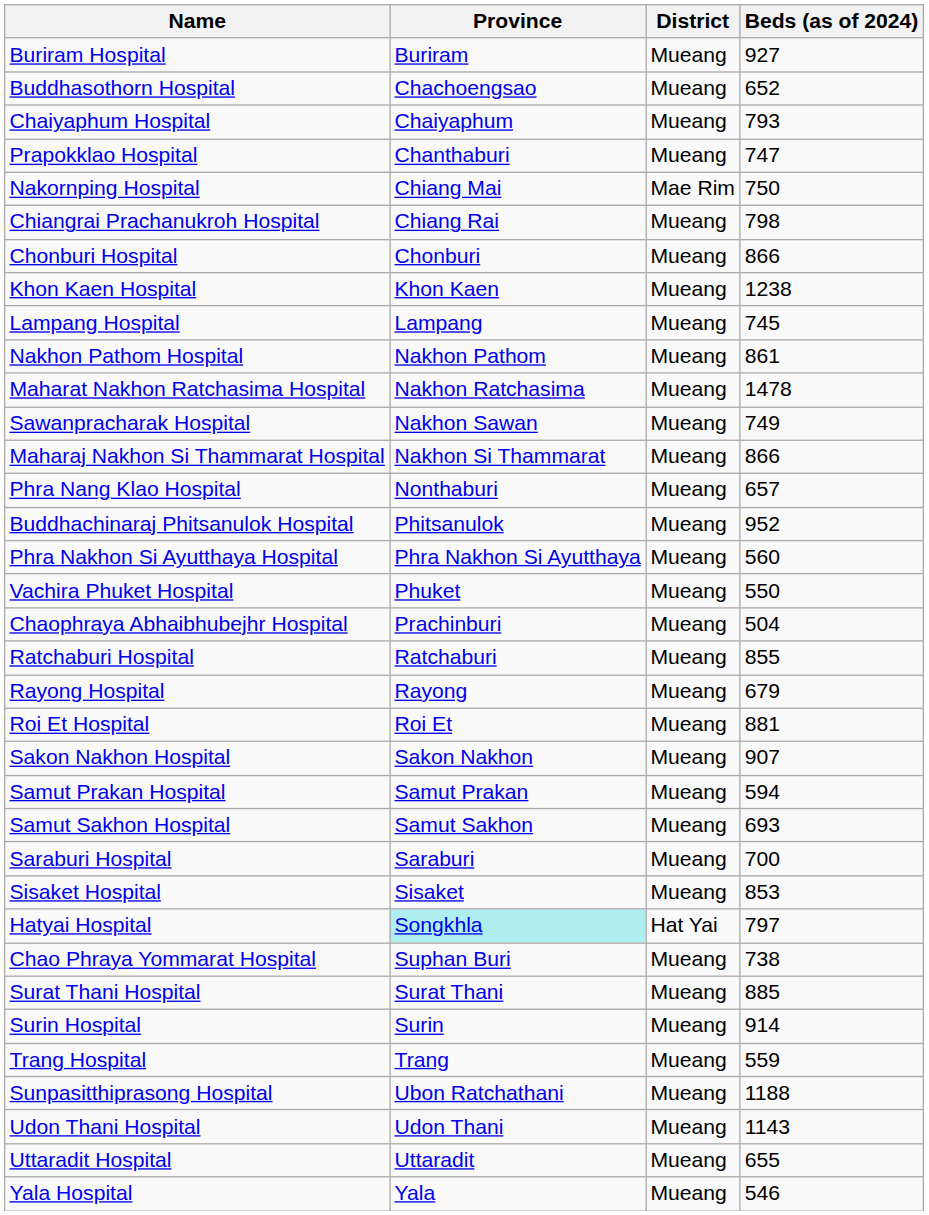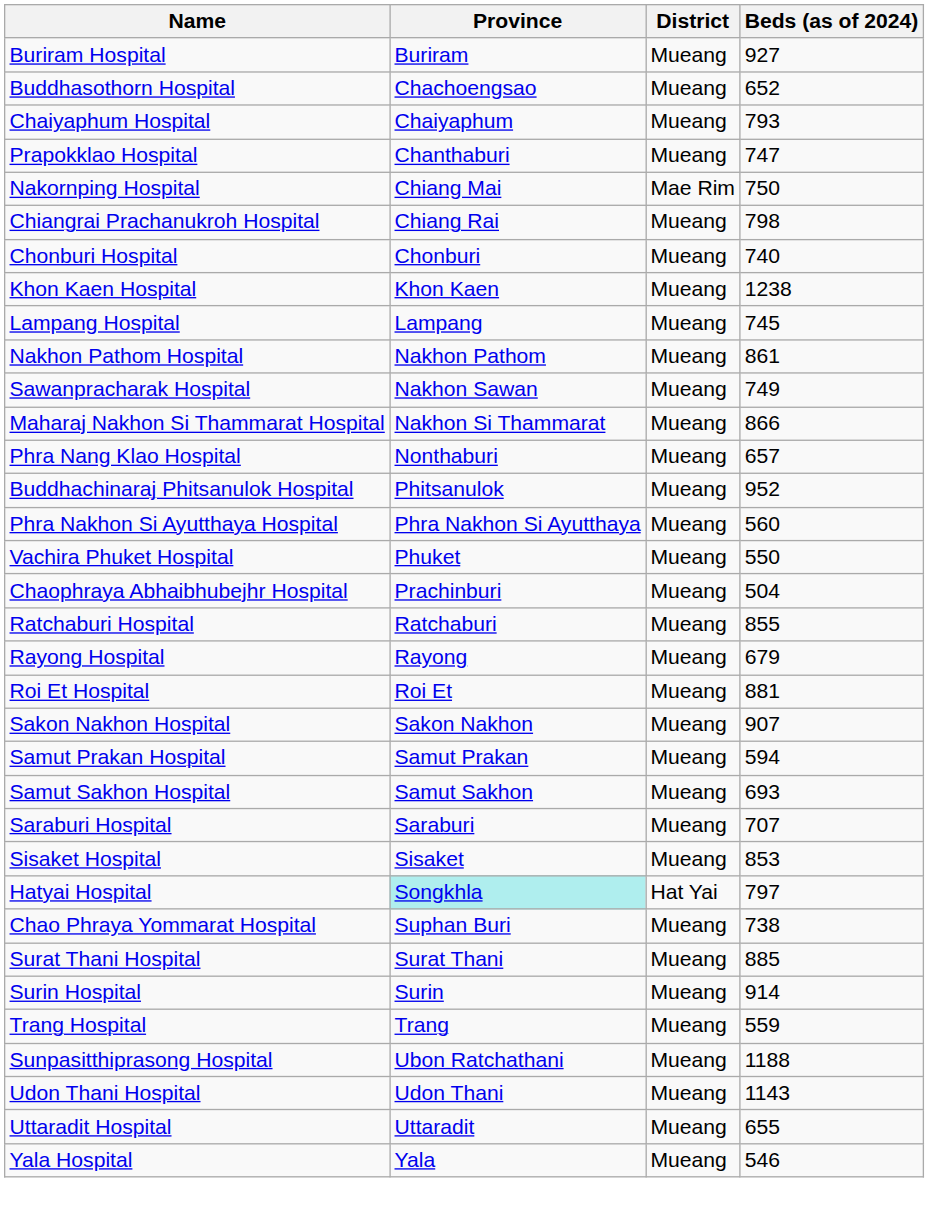(762, 255) 866 -> (762, 255) 740
- row: (187, 389)
(762, 858) 700 -> (762, 825) 707
